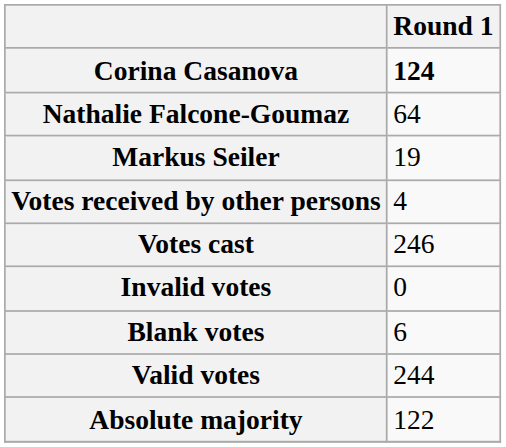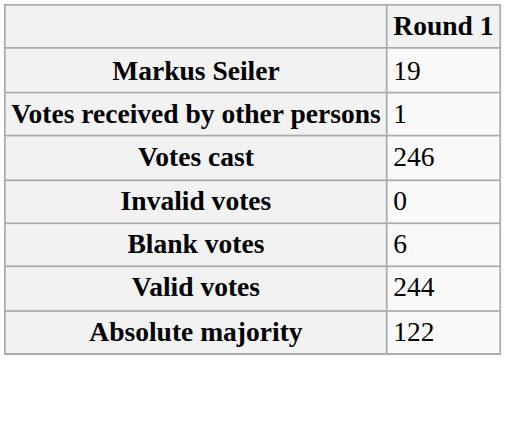- row: (196, 69)
- row: (196, 113)
(400, 200) 4 -> (400, 113) 1
